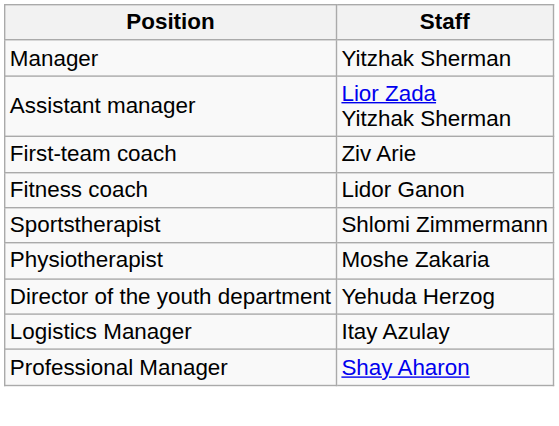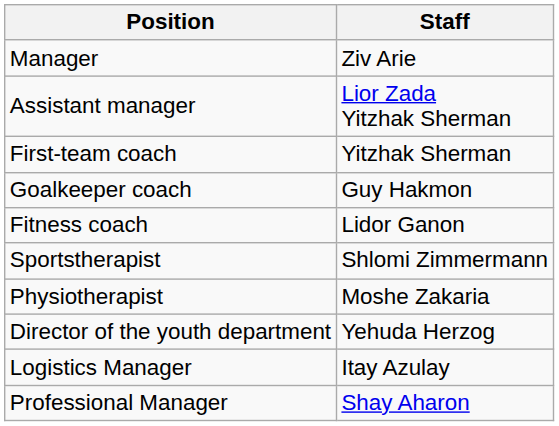(426, 57) Yitzhak Sherman -> (379, 57) Ziv Arie
(379, 154) Ziv Arie -> (426, 154) Yitzhak Sherman
+ row: (101, 189)
